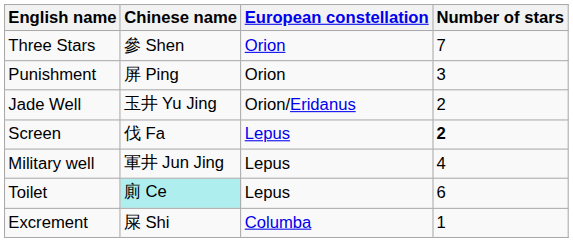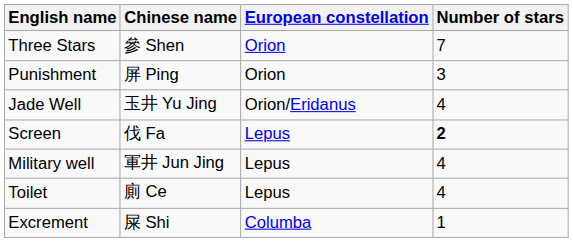(441, 104) 2 -> (441, 104) 4
(145, 192) paleturquoise background -> (145, 192) no background
(441, 193) 6 -> (441, 193) 4
